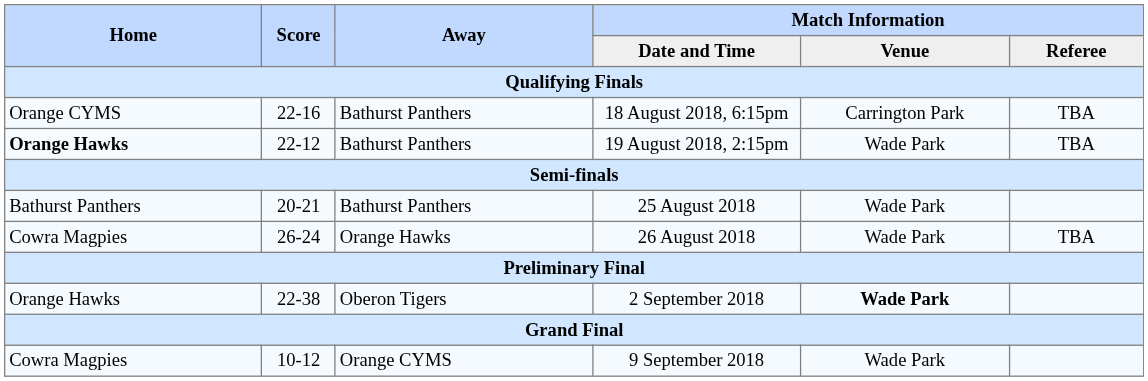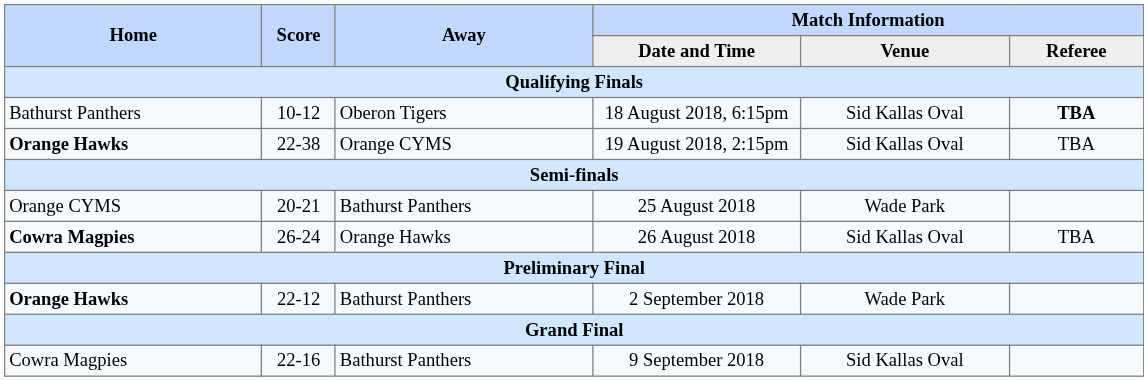(65, 112) Orange CYMS -> (75, 112) Bathurst Panthers
(299, 112) 22-16 -> (299, 112) 10-12
(406, 112) Bathurst Panthers -> (393, 112) Oberon Tigers
(905, 112) Carrington Park -> (905, 112) Sid Kallas Oval
(1076, 112) normal -> (1076, 112) bold
(299, 143) 22-12 -> (299, 143) 22-38
(406, 143) Bathurst Panthers -> (396, 143) Orange CYMS
(905, 143) Wade Park -> (905, 143) Sid Kallas Oval
(75, 205) Bathurst Panthers -> (65, 205) Orange CYMS
(68, 236) normal -> (72, 236) bold
(905, 236) Wade Park -> (905, 236) Sid Kallas Oval
(65, 298) normal -> (69, 298) bold
(299, 298) 22-38 -> (299, 298) 22-12
(393, 298) Oberon Tigers -> (406, 298) Bathurst Panthers
(905, 298) bold -> (905, 298) normal
(299, 360) 10-12 -> (299, 360) 22-16
(396, 360) Orange CYMS -> (406, 360) Bathurst Panthers
(905, 360) Wade Park -> (905, 360) Sid Kallas Oval
